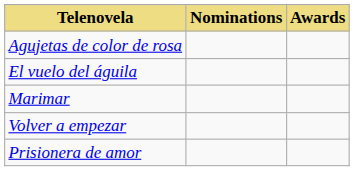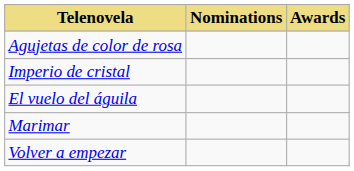+ row: (69, 71)
- row: (75, 152)
